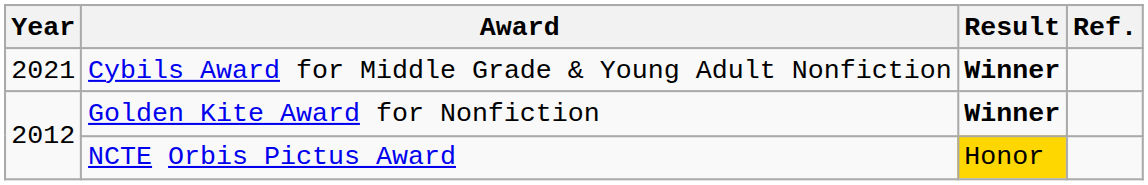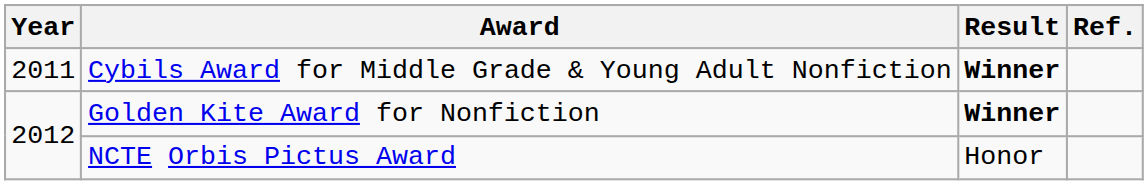(43, 70) 2021 -> (43, 70) 2011
(1004, 157) gold background -> (1004, 157) no background
